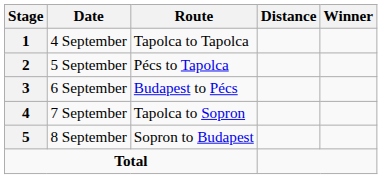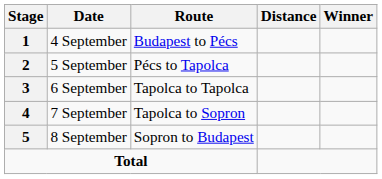(191, 40) Tapolca to Tapolca -> (186, 40) Budapest to Pécs
(186, 88) Budapest to Pécs -> (191, 88) Tapolca to Tapolca
